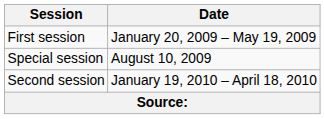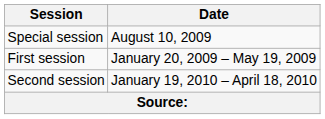rows swapped: (46, 37) <-> (55, 59)
